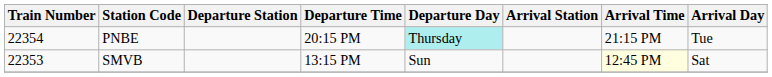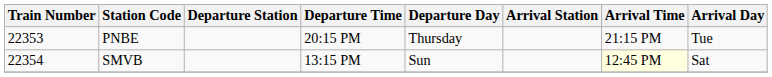(26, 38) 22354 -> (26, 38) 22353
(435, 38) paleturquoise background -> (435, 38) no background
(26, 60) 22353 -> (26, 60) 22354
